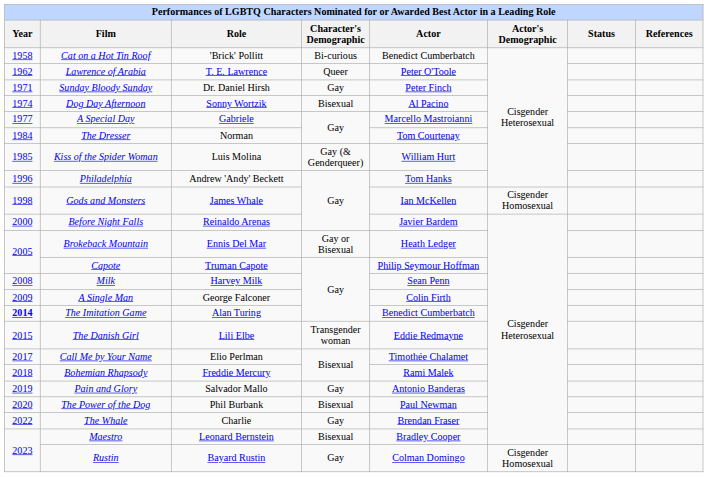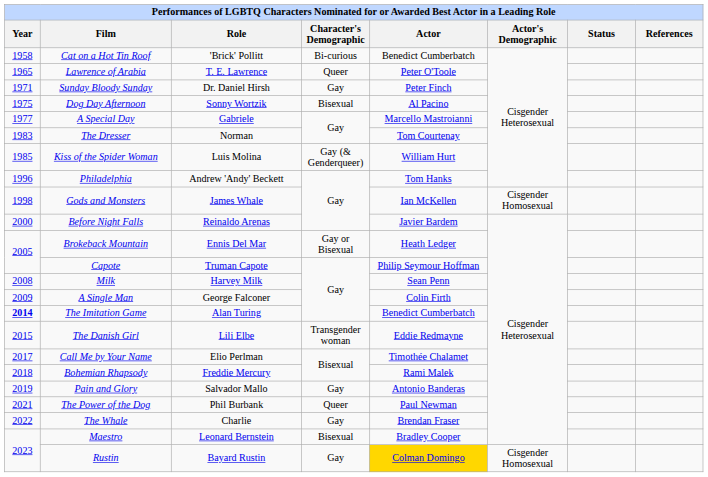(22, 71) 1962 -> (22, 71) 1965
(22, 103) 1974 -> (22, 103) 1975
(22, 135) 1984 -> (22, 135) 1983
(22, 404) 2020 -> (22, 404) 2021
(336, 404) Bisexual -> (336, 404) Queer
(428, 458) no background -> (428, 458) gold background
